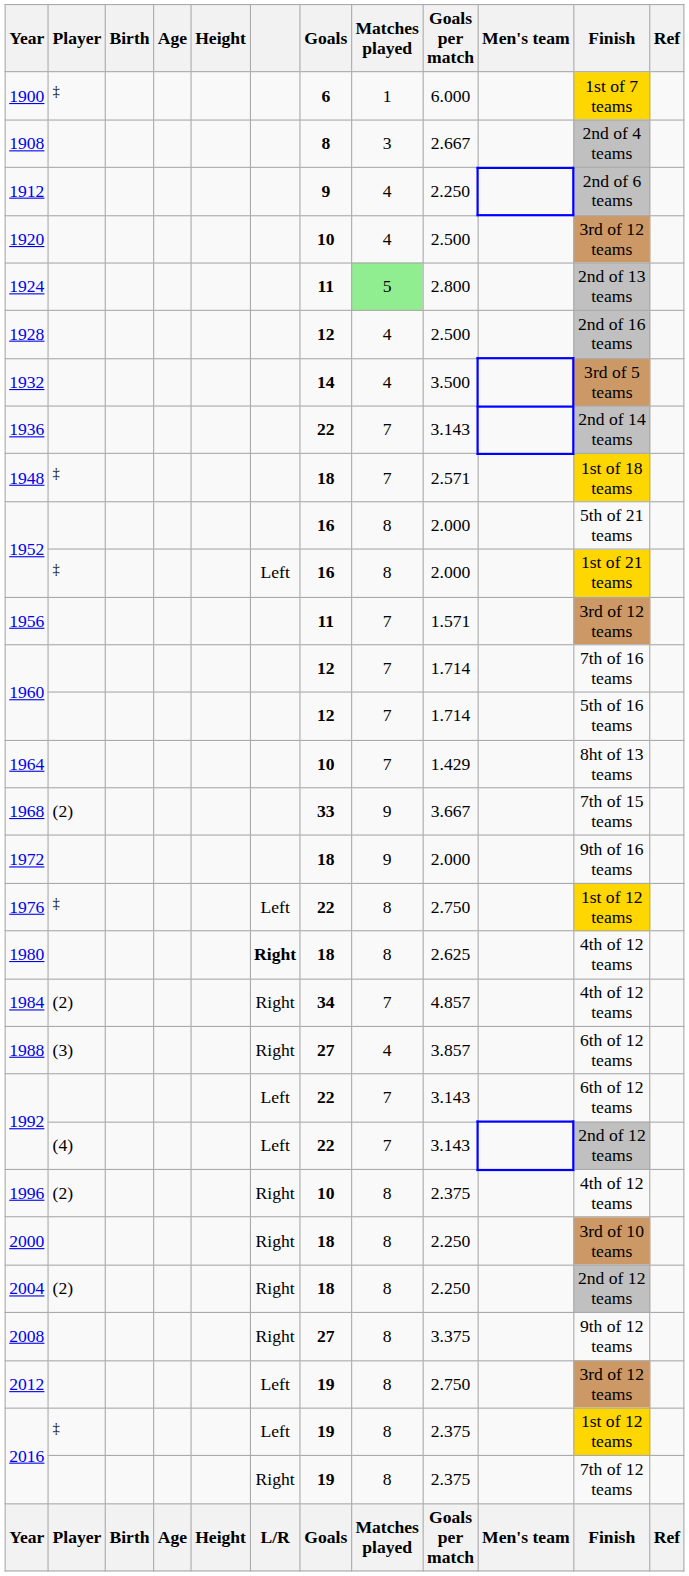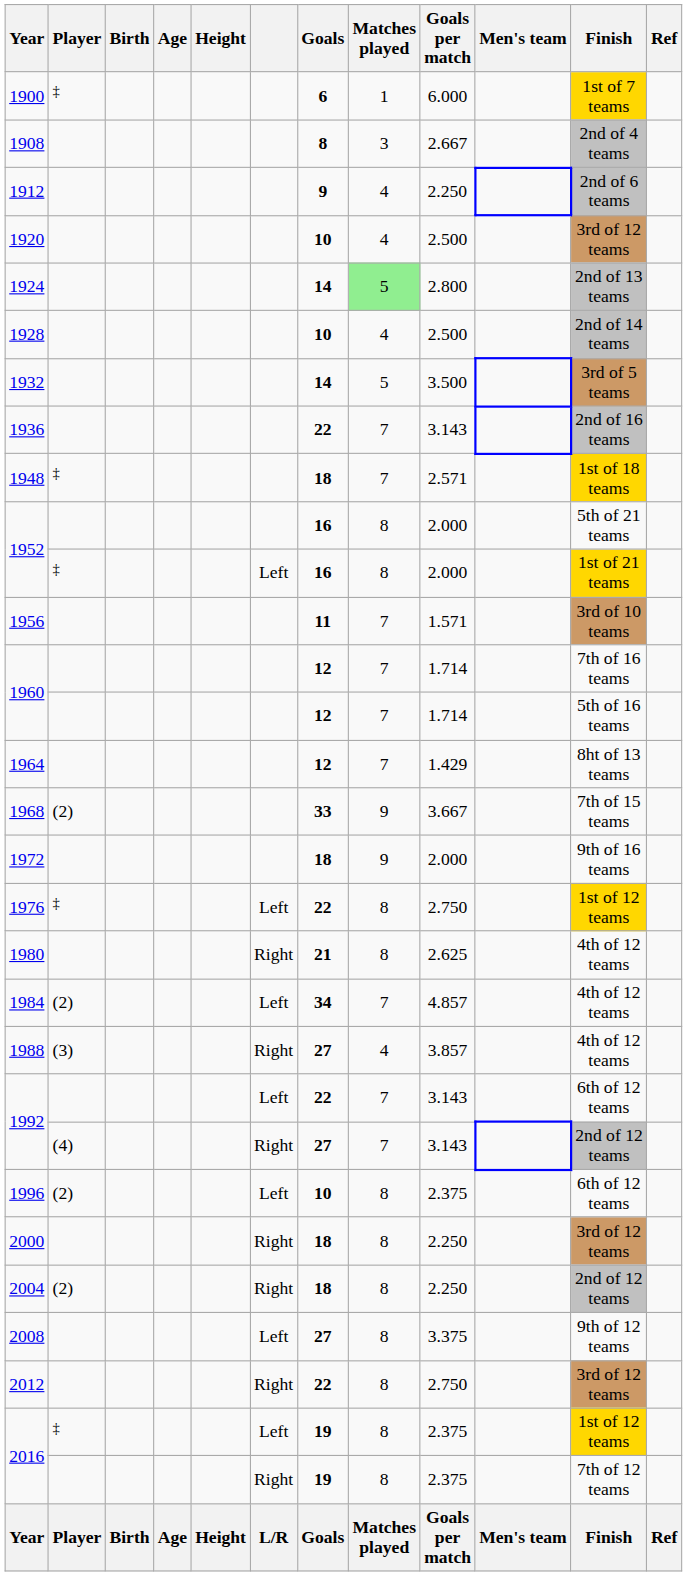(326, 286) 11 -> (323, 286) 14
(326, 334) 12 -> (323, 334) 10
(612, 334) 2nd of 16 teams -> (609, 334) 2nd of 14 teams
(387, 382) 4 -> (384, 382) 5
(612, 429) 2nd of 14 teams -> (609, 429) 2nd of 16 teams
(612, 620) 3rd of 12 teams -> (609, 620) 3rd of 10 teams
(326, 763) 10 -> (323, 763) 12
(275, 954) bold -> (274, 954) normal
(326, 954) 18 -> (323, 954) 21
(275, 1002) Right -> (274, 1002) Left
(612, 1050) 6th of 12 teams -> (609, 1050) 4th of 12 teams
(275, 1145) Left -> (274, 1145) Right
(326, 1145) 22 -> (323, 1145) 27
(275, 1193) Right -> (274, 1193) Left
(612, 1193) 4th of 12 teams -> (609, 1193) 6th of 12 teams
(612, 1240) 3rd of 10 teams -> (609, 1240) 3rd of 12 teams
(275, 1336) Right -> (274, 1336) Left
(275, 1384) Left -> (274, 1384) Right
(326, 1384) 19 -> (323, 1384) 22
